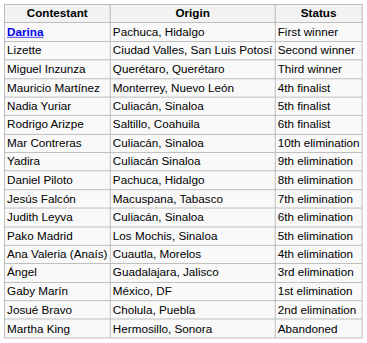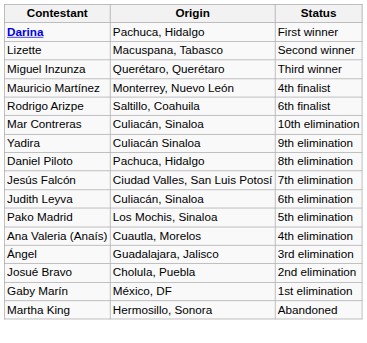(193, 50) Ciudad Valles, San Luis Potosí -> (168, 50) Macuspana, Tabasco
- row: (39, 106)
(168, 198) Macuspana, Tabasco -> (193, 180) Ciudad Valles, San Luis Potosí
rows swapped: (40, 310) <-> (38, 291)
